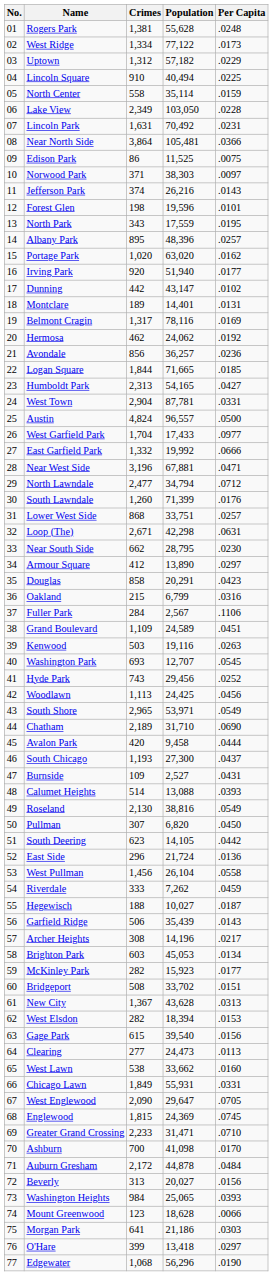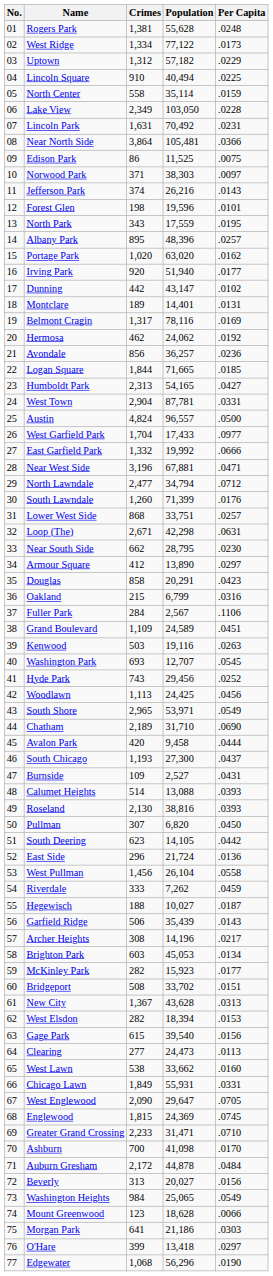(230, 808) .0549 -> (230, 808) .0393
(230, 1198) .0393 -> (230, 1198) .0549
